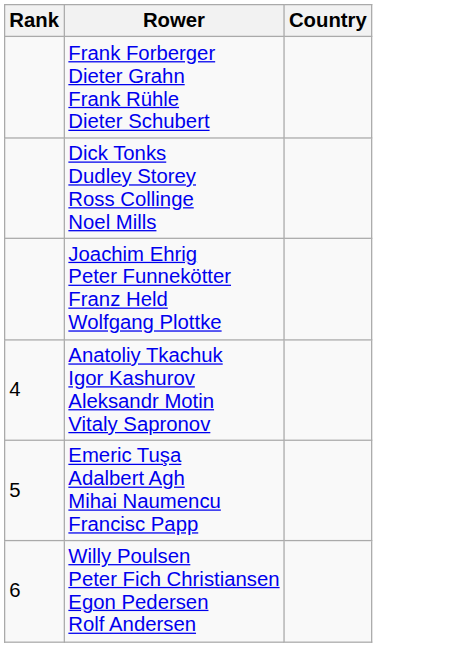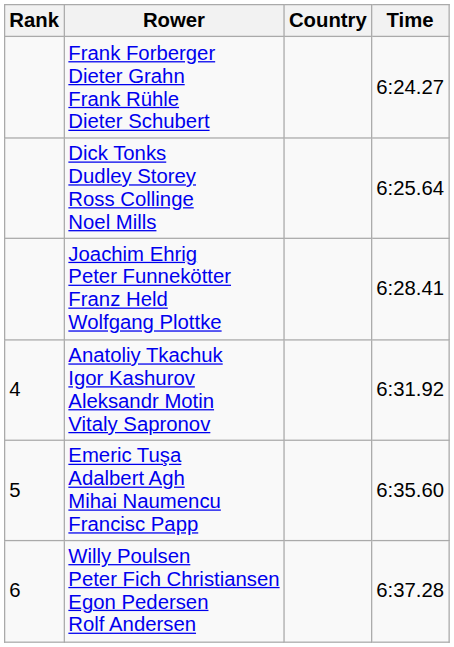+ column: (410, 20)
